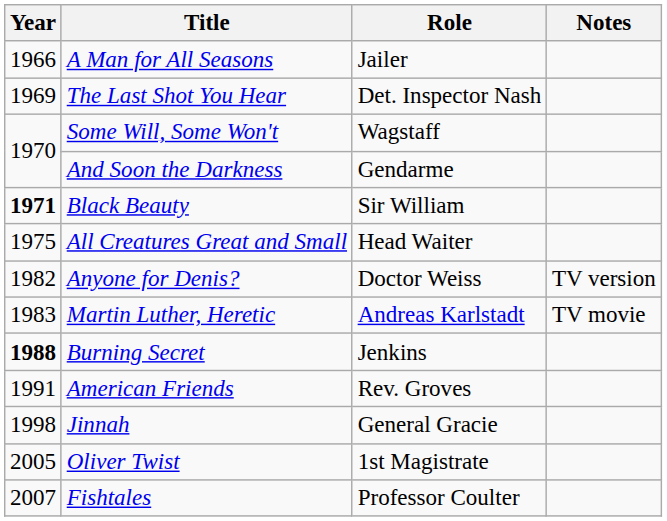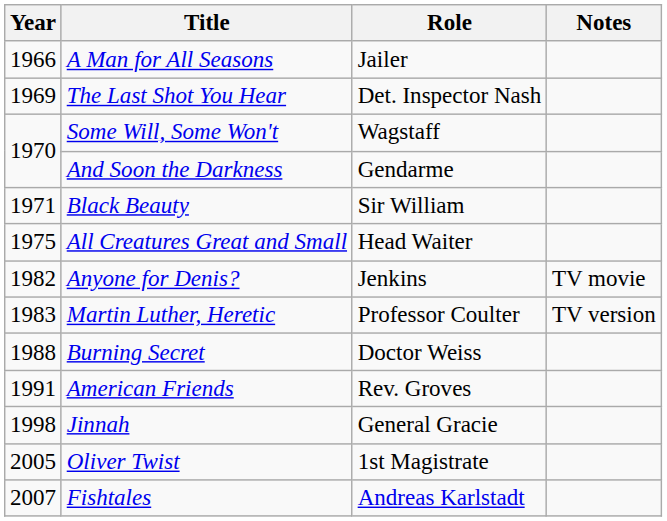(33, 205) bold -> (33, 205) normal
(420, 278) Doctor Weiss -> (392, 278) Jenkins
(604, 278) TV version -> (599, 278) TV movie
(441, 315) Andreas Karlstadt -> (439, 315) Professor Coulter
(599, 315) TV movie -> (604, 315) TV version
(33, 351) bold -> (33, 351) normal
(392, 351) Jenkins -> (420, 351) Doctor Weiss
(439, 497) Professor Coulter -> (441, 497) Andreas Karlstadt
